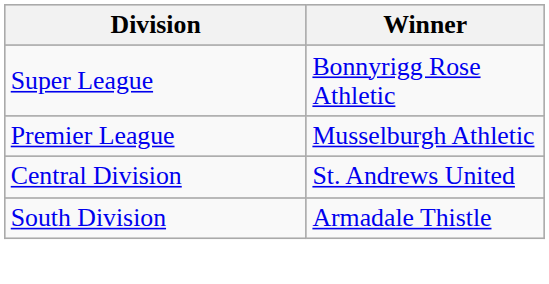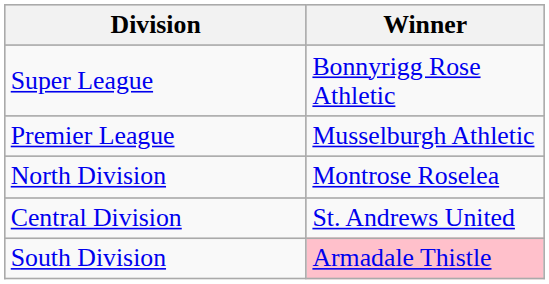+ row: (88, 176)
(402, 217) no background -> (402, 258) pink background
